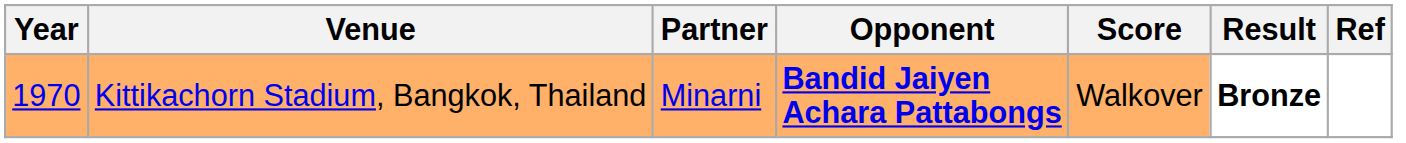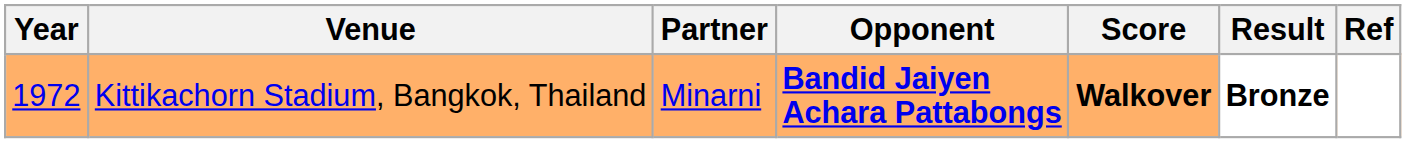(46, 95) 1970 -> (46, 95) 1972
(1139, 95) normal -> (1144, 95) bold
